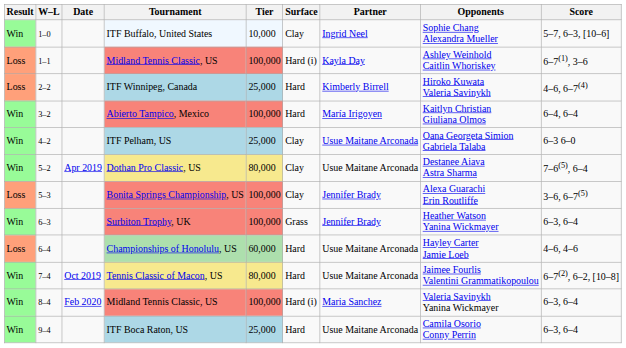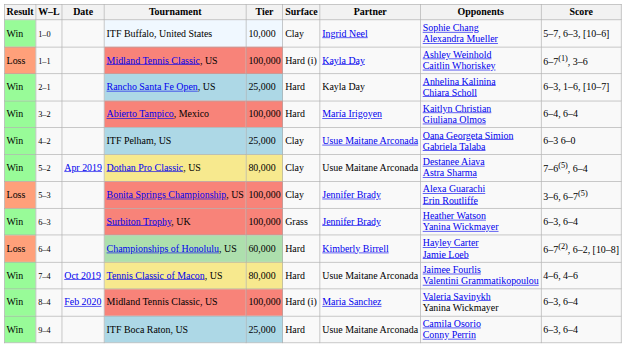+ row: (44, 88)
- row: (44, 88)
(370, 248) Usue Maitane Arconada -> (355, 248) Kimberly Birrell
(561, 248) 4–6, 4–6 -> (581, 248) 6–7(2), 6–2, [10–8]
(581, 275) 6–7(2), 6–2, [10–8] -> (561, 275) 4–6, 4–6
